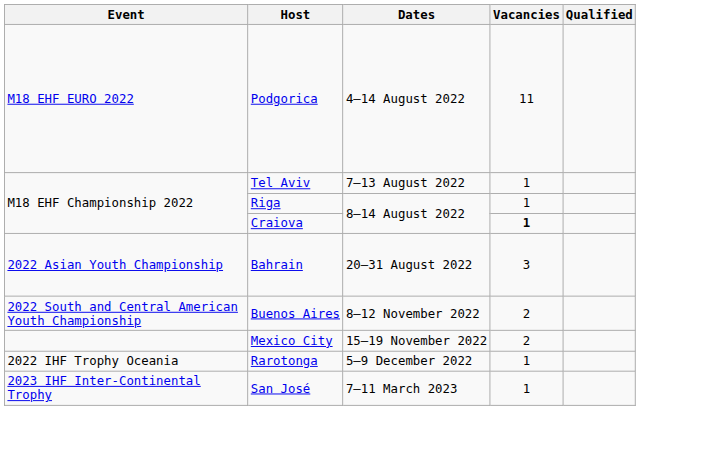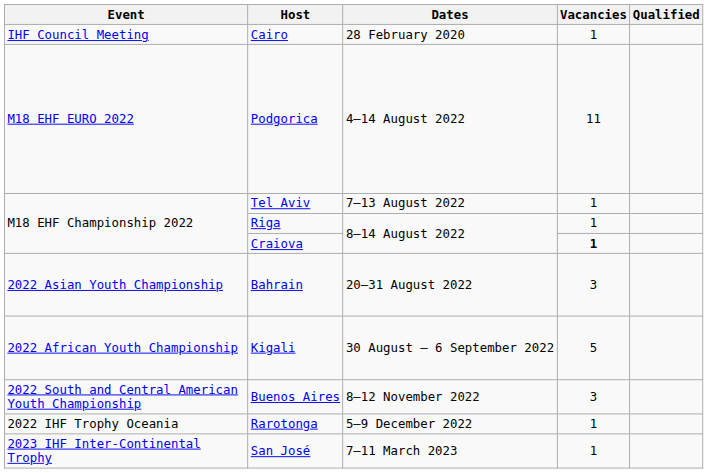+ row: (269, 35)
+ row: (273, 348)
(527, 313) 2 -> (593, 396) 3
- row: (292, 341)
